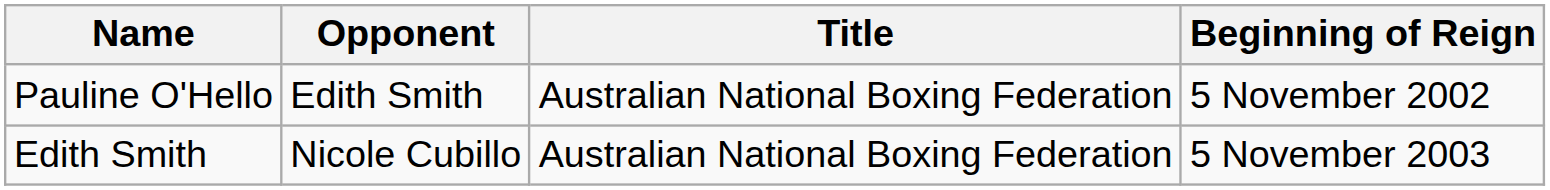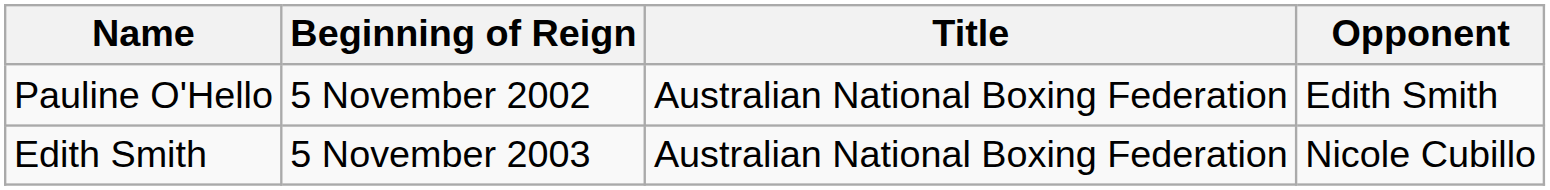columns swapped: (1363, 34) <-> (406, 34)
